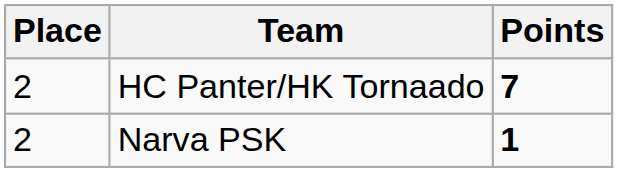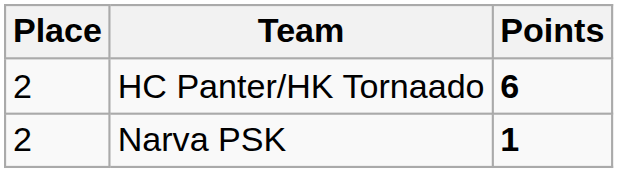(510, 85) 7 -> (510, 85) 6
